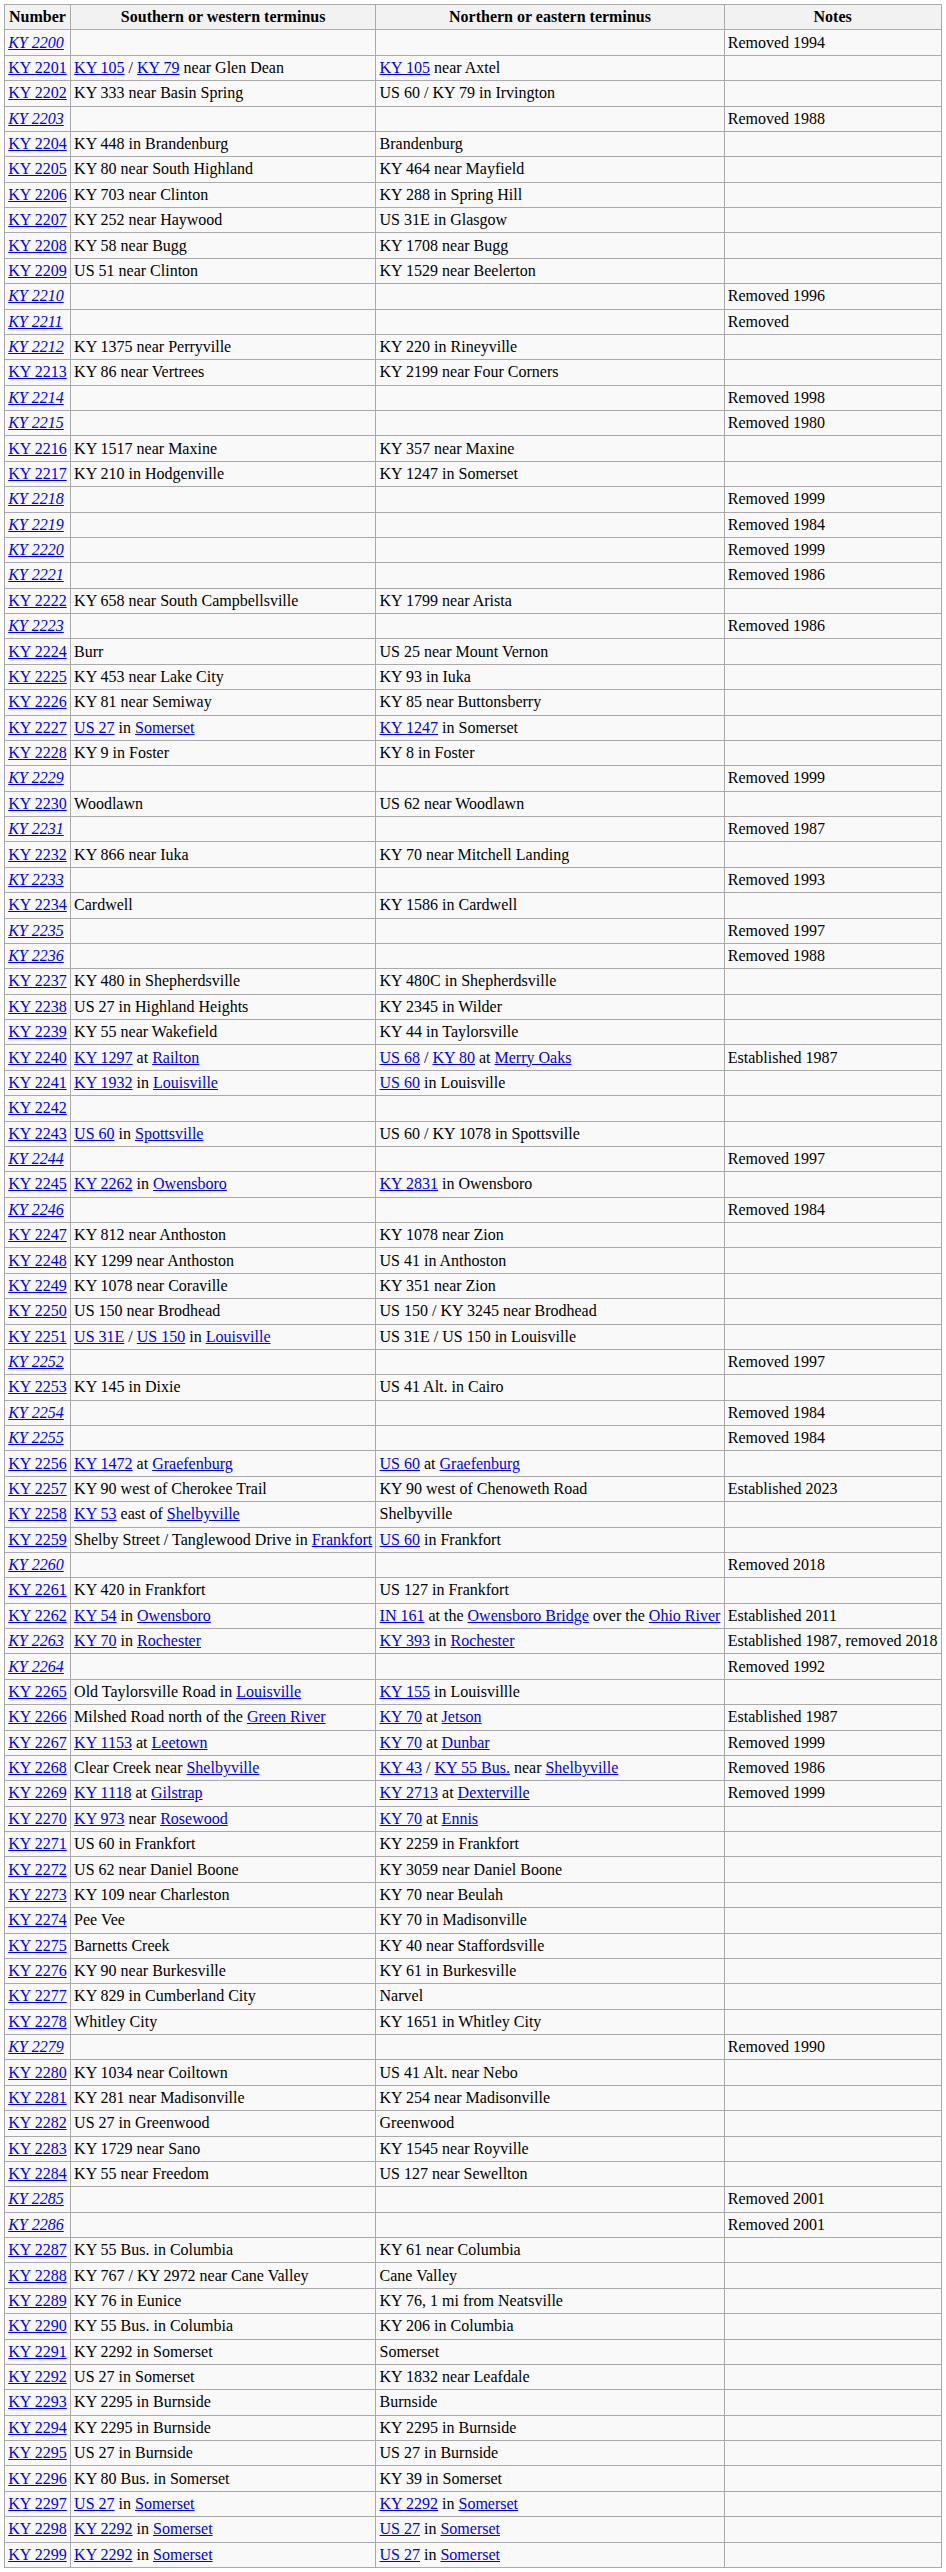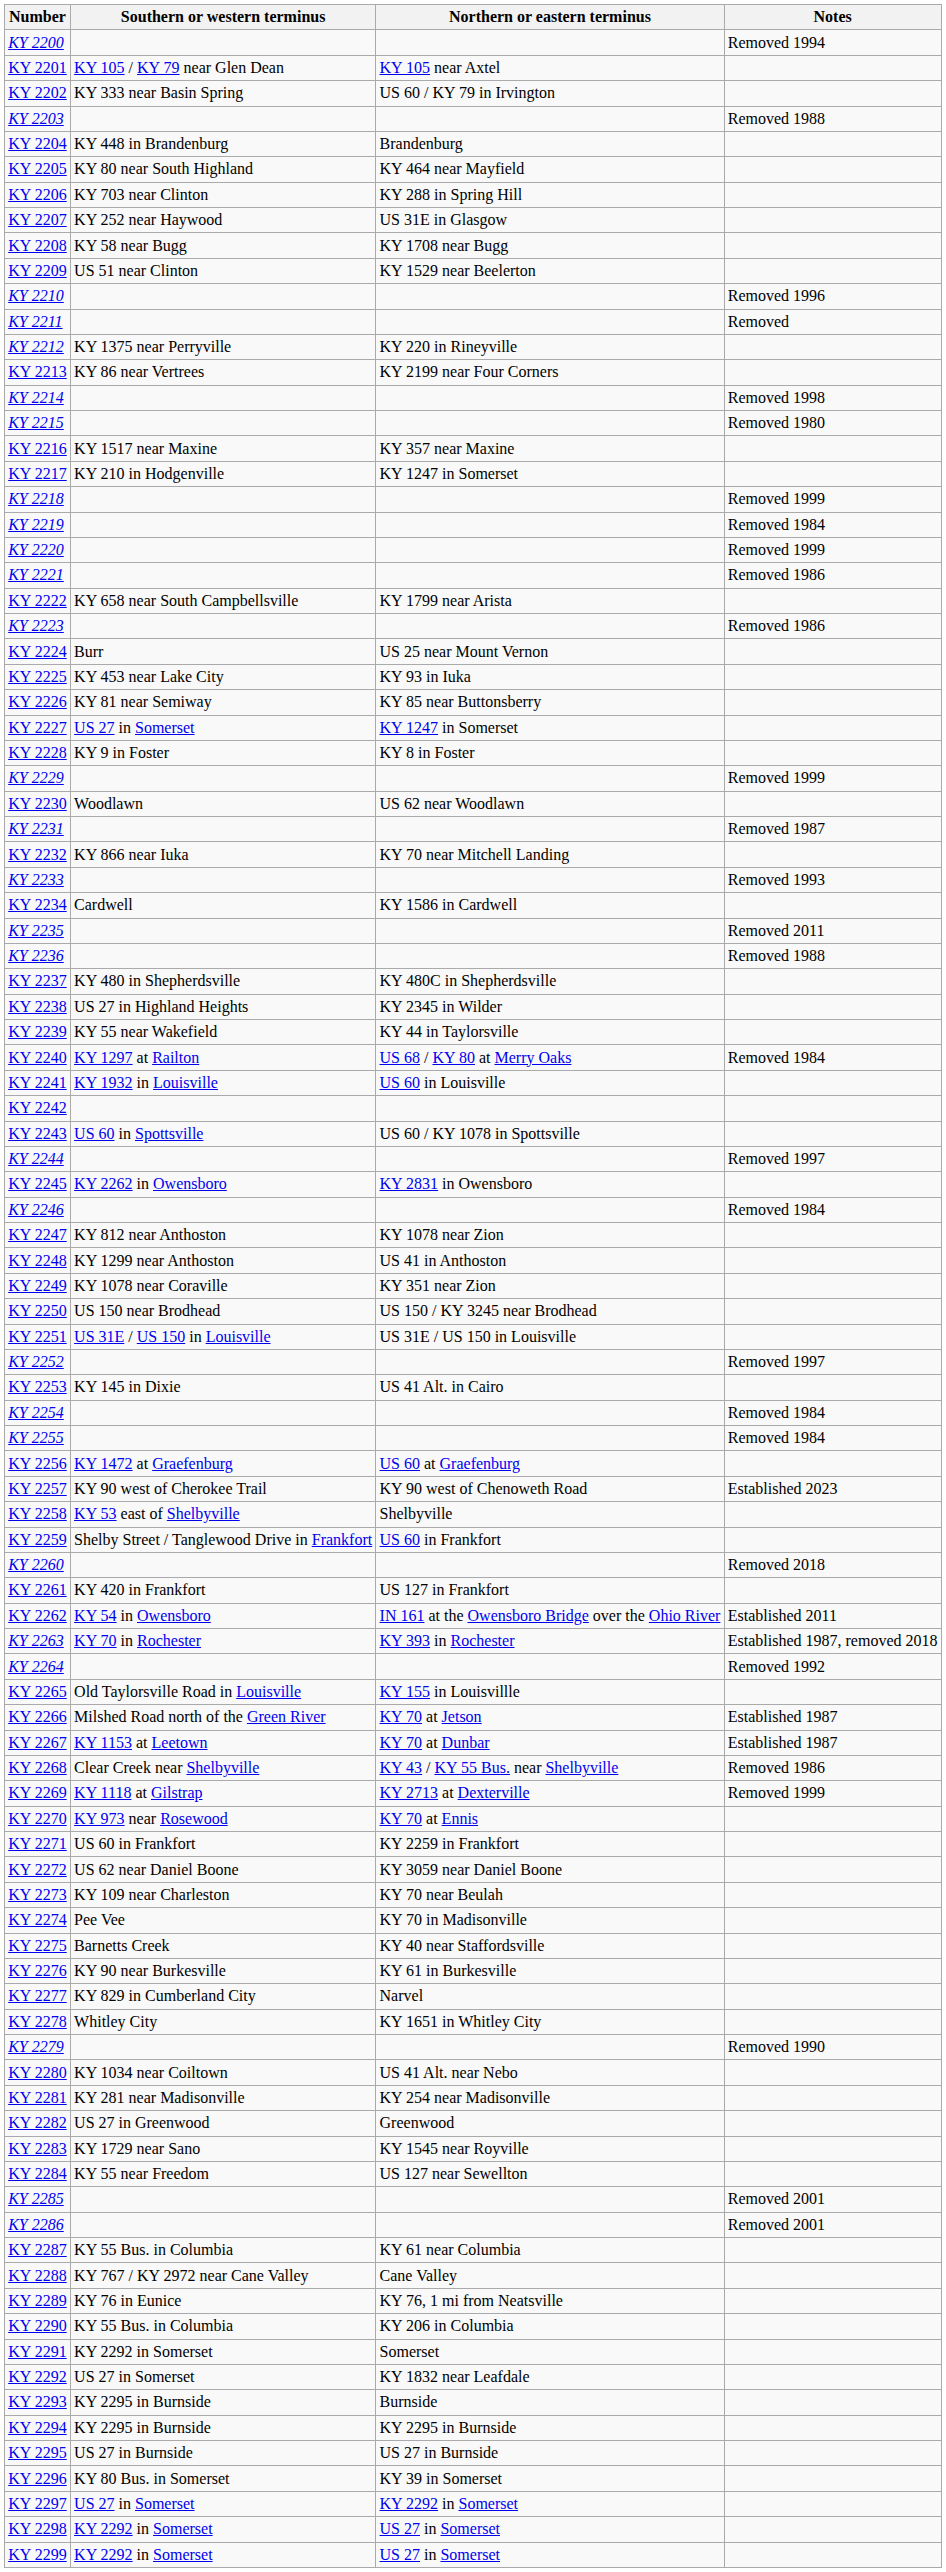(776, 930) Removed 1997 -> (776, 930) Removed 2011
(783, 1057) Established 1987 -> (776, 1057) Removed 1984
(776, 1742) Removed 1999 -> (783, 1742) Established 1987
